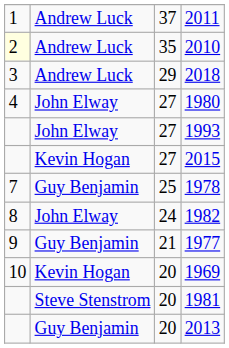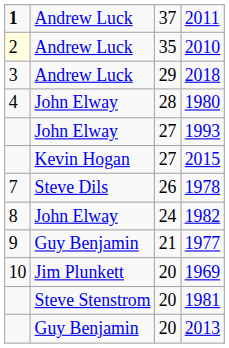(13, 18) normal -> (13, 18) bold
(168, 103) 27 -> (168, 103) 28
(87, 187) Guy Benjamin -> (71, 187) Steve Dils
(168, 187) 25 -> (168, 187) 26
(82, 272) Kevin Hogan -> (79, 272) Jim Plunkett
